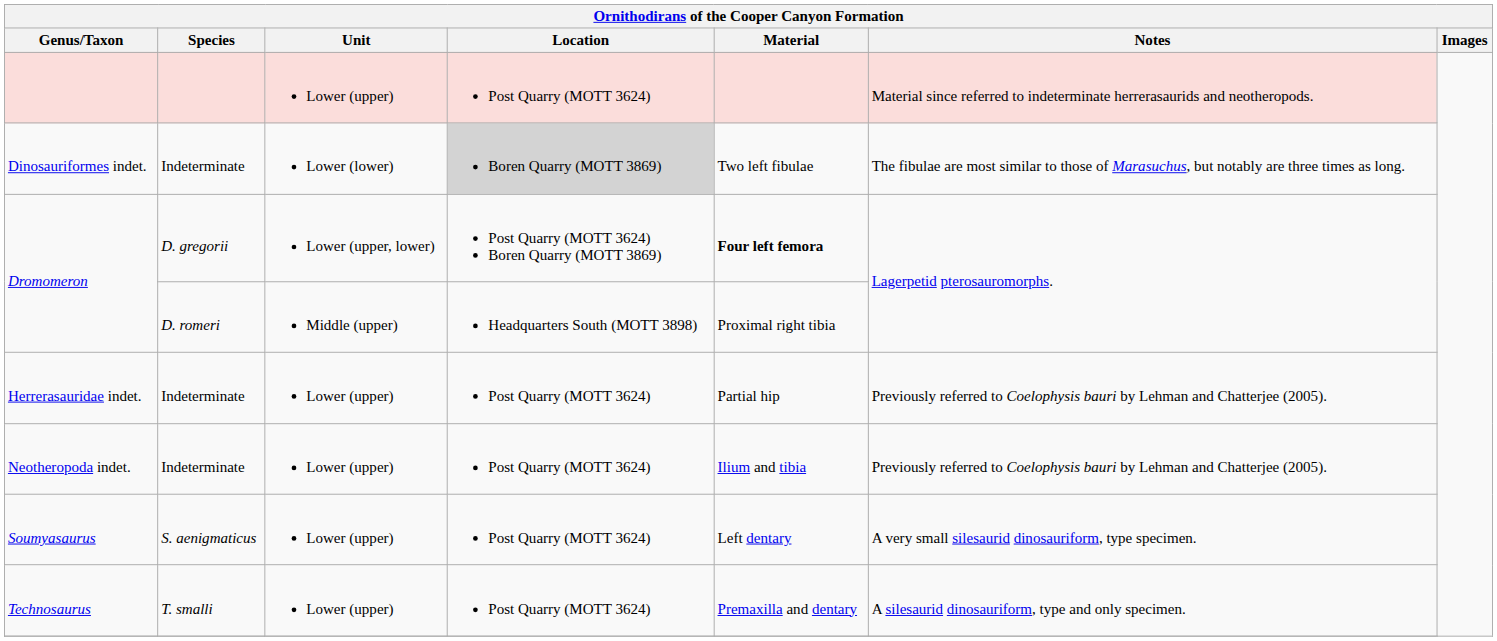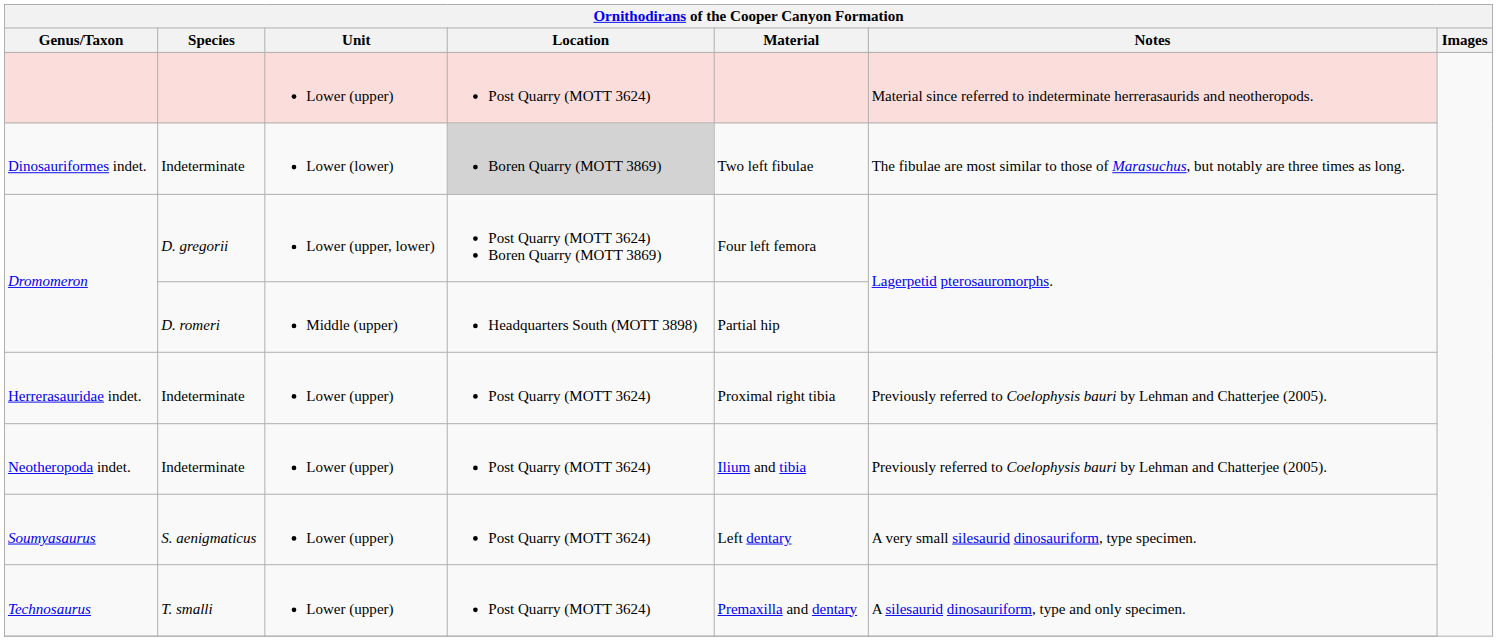(770, 246) bold -> (767, 246) normal
(776, 325) Proximal right tibia -> (749, 325) Partial hip
(749, 396) Partial hip -> (776, 396) Proximal right tibia
